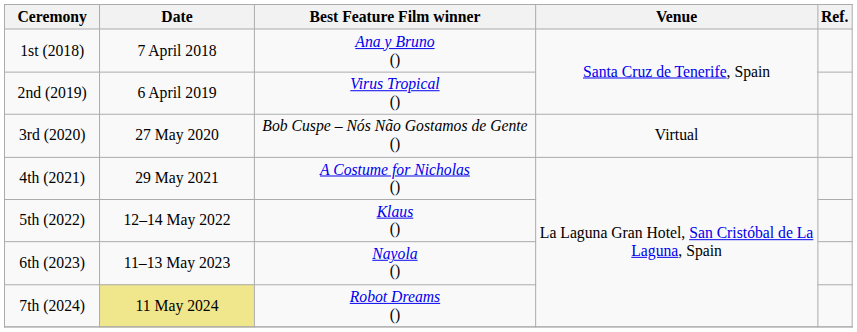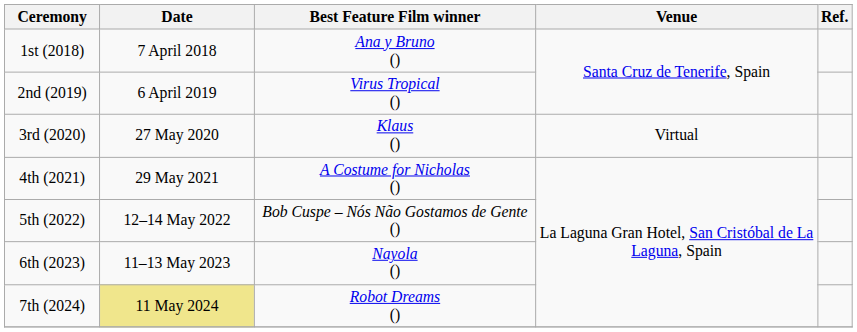(395, 135) Bob Cuspe – Nós Não Gostamos de Gente () -> (395, 135) Klaus ()
(395, 220) Klaus () -> (395, 220) Bob Cuspe – Nós Não Gostamos de Gente ()
